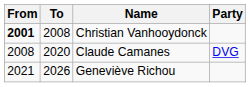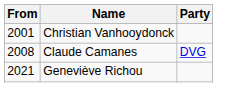- column: (57, 14)
(21, 33) bold -> (21, 33) normal
